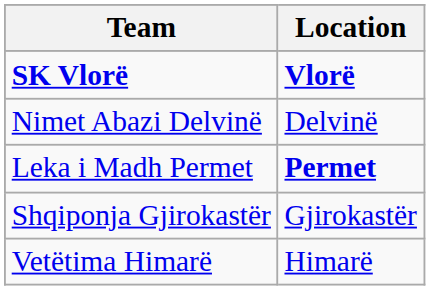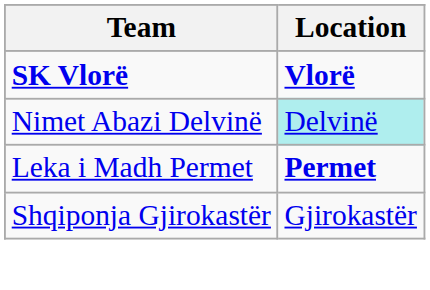(331, 121) no background -> (331, 121) paleturquoise background
- row: (112, 261)
